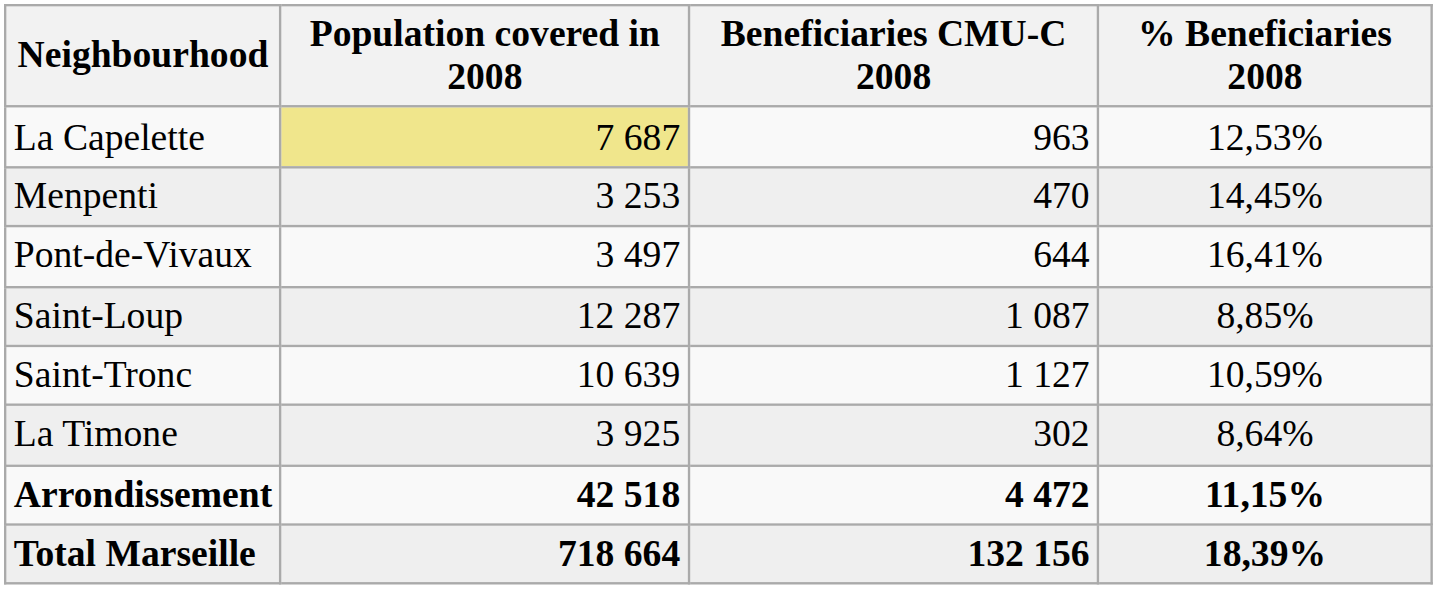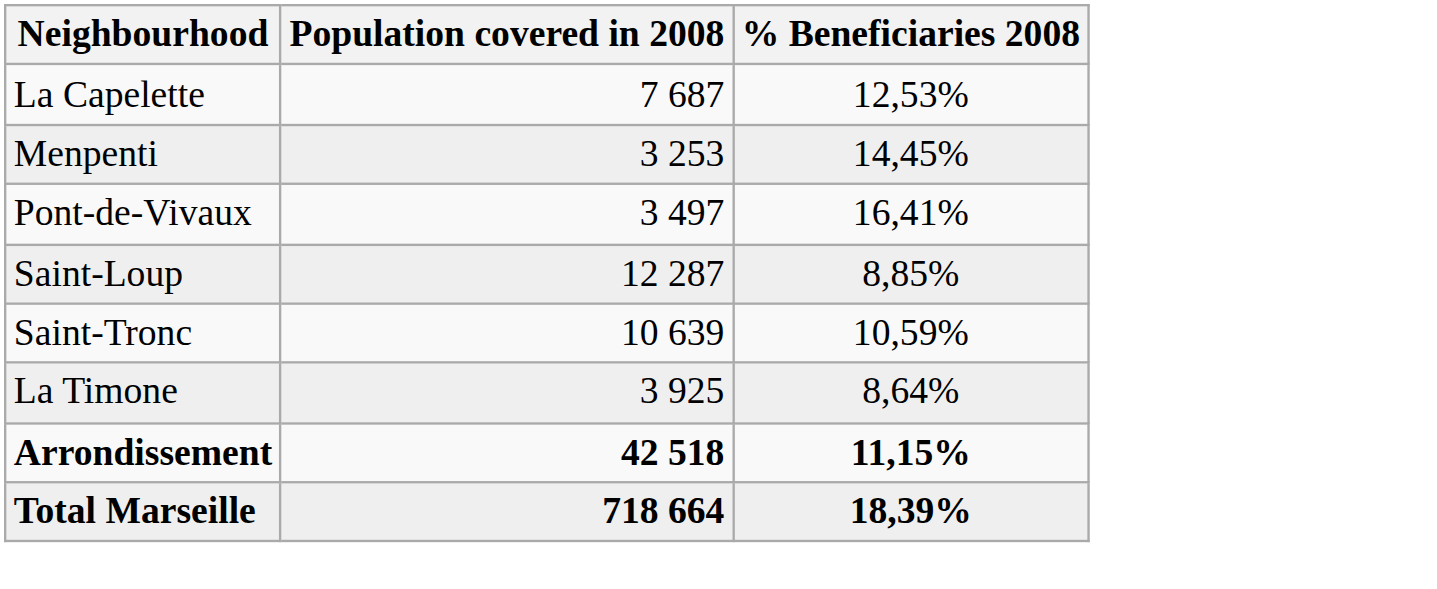- column: (894, 55)
(638, 136) khaki background -> (682, 93) no background
